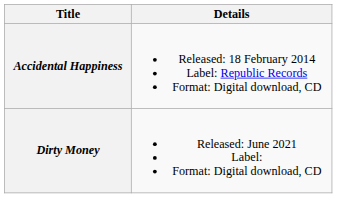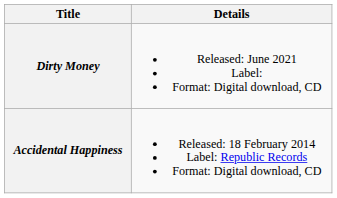rows swapped: (68, 66) <-> (68, 150)
